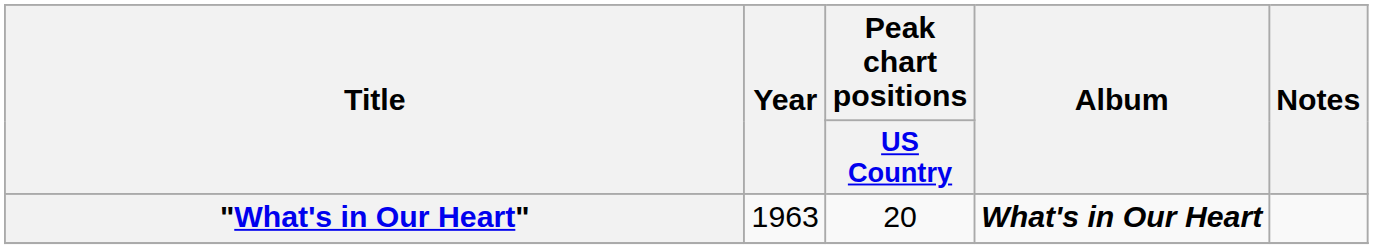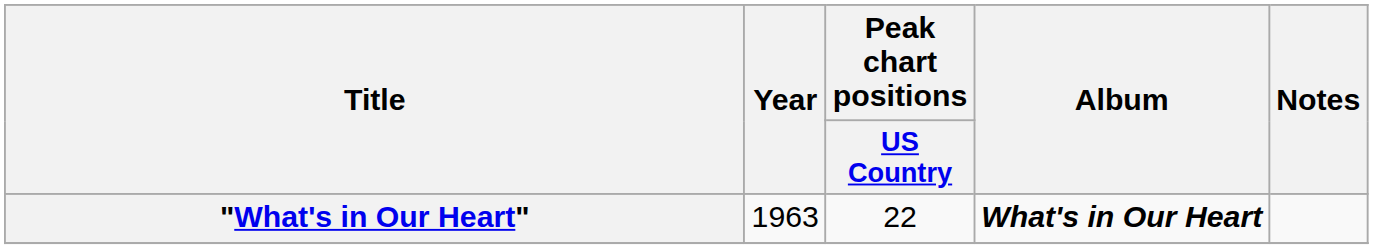(900, 217) 20 -> (900, 217) 22
